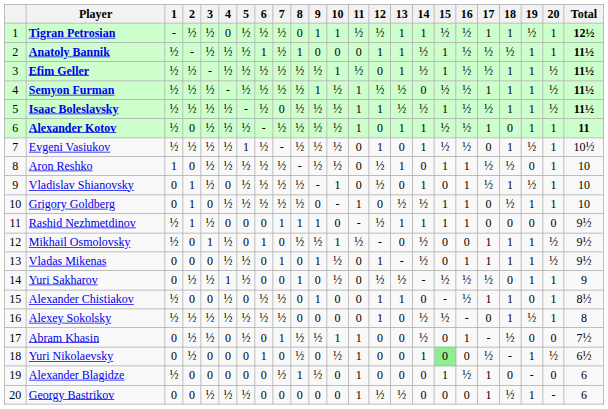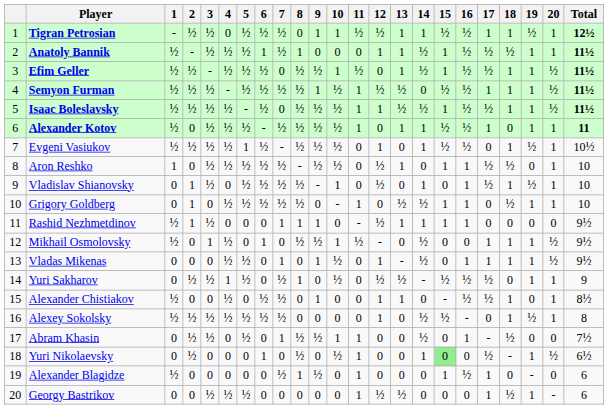(282, 71) ½ -> (282, 71) 0
(282, 280) 0 -> (282, 280) ½
(488, 299) 1 -> (488, 299) ½
